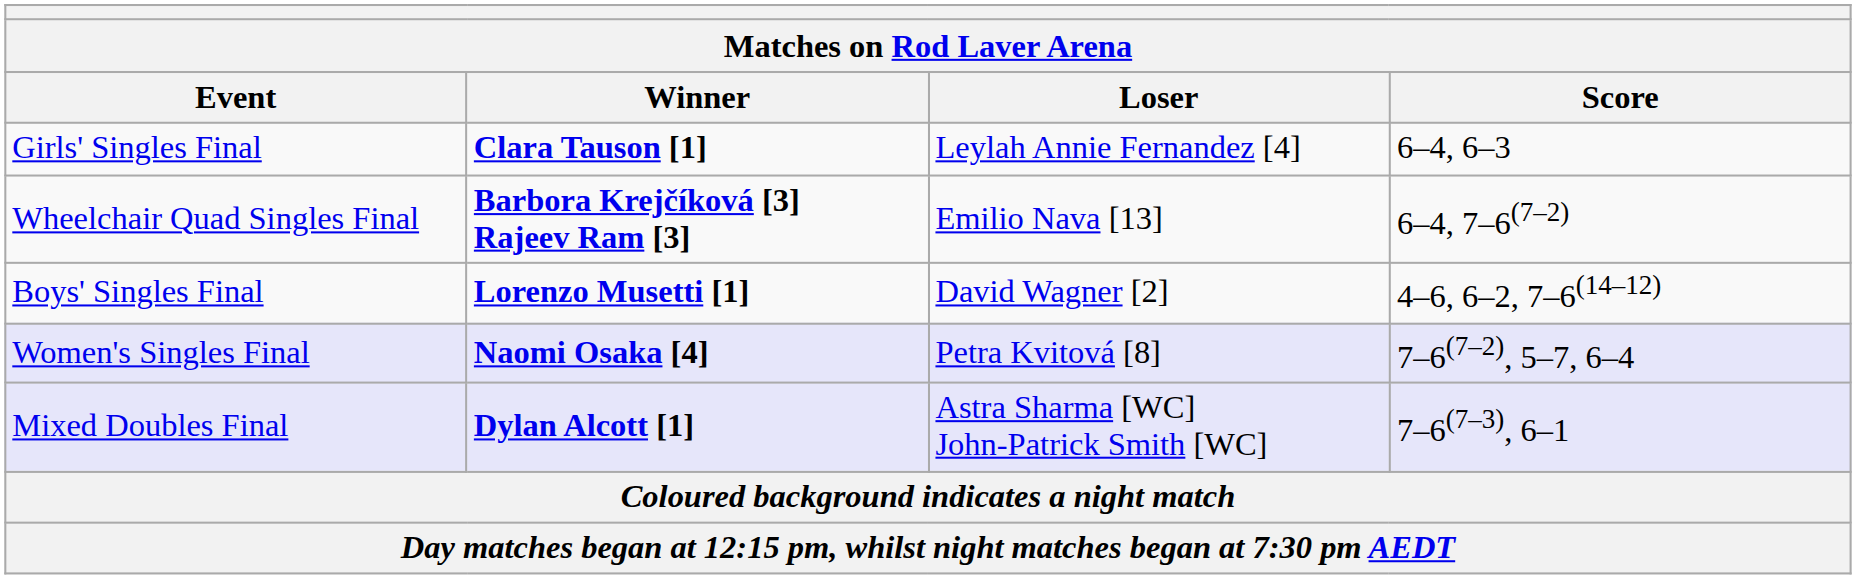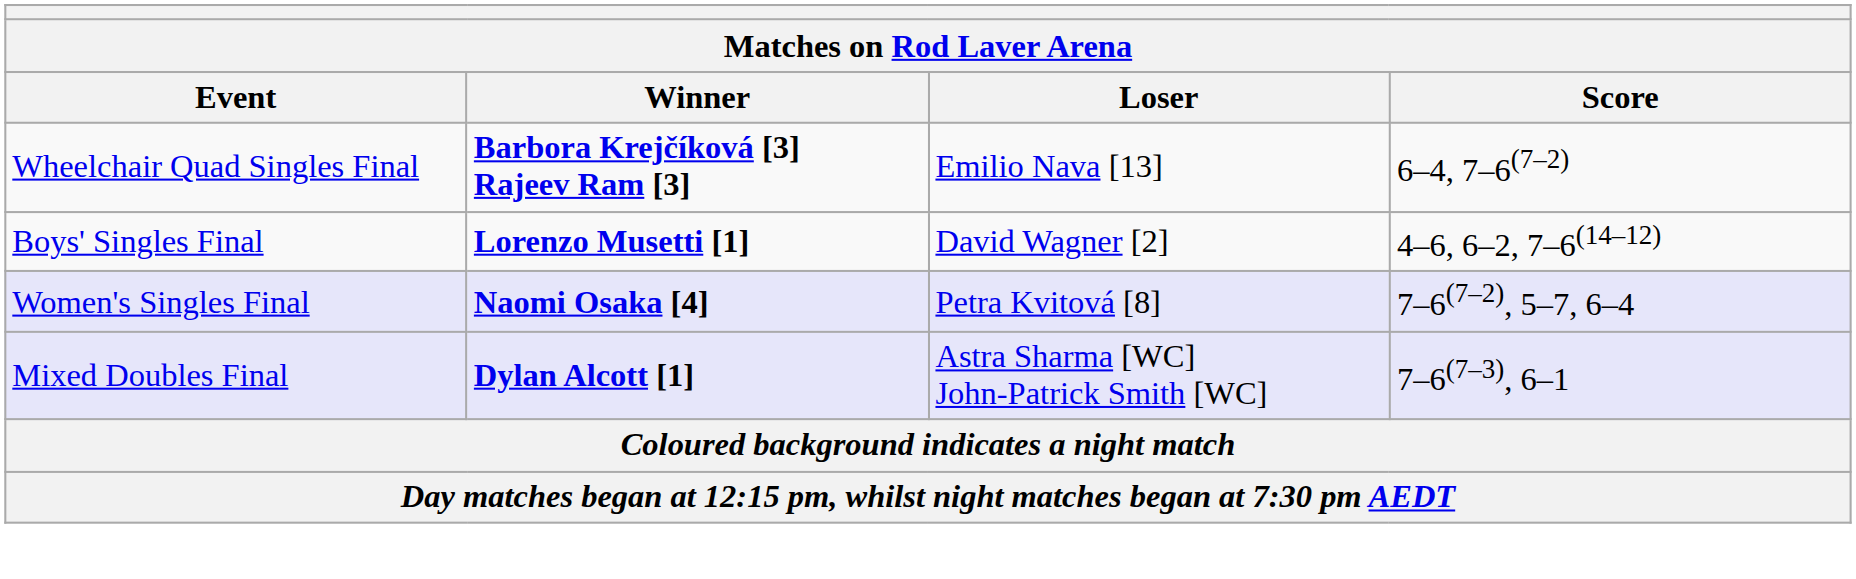- row: (137, 148)
